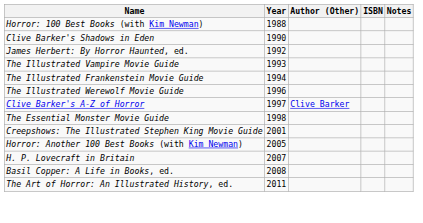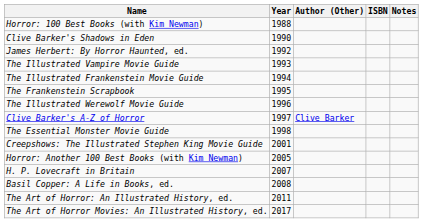+ row: (70, 91)
+ row: (137, 211)
